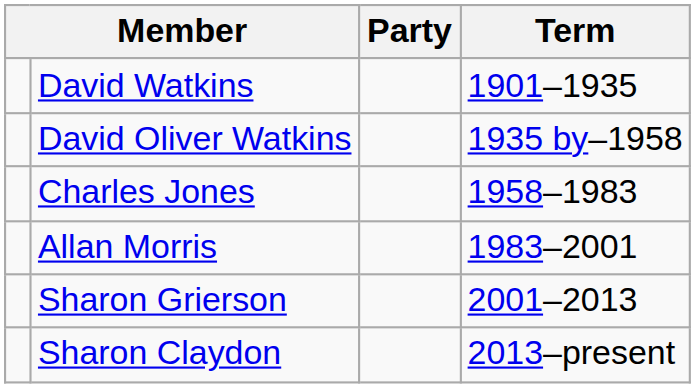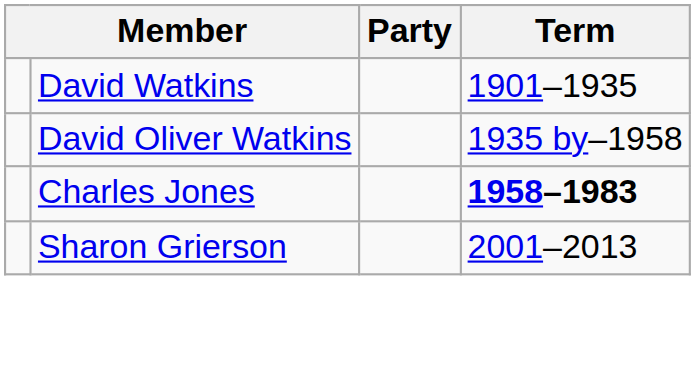(553, 192) normal -> (553, 192) bold
- row: (127, 246)
- row: (160, 354)
